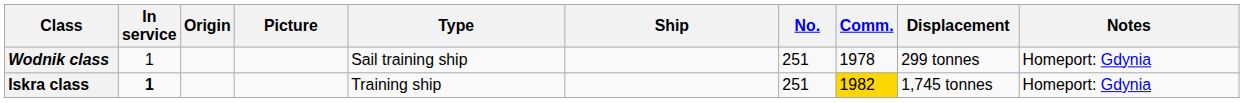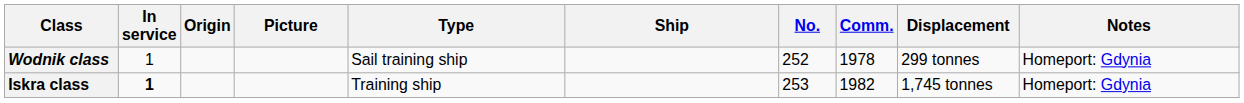(796, 60) 251 -> (796, 60) 252
(796, 85) 251 -> (796, 85) 253
(857, 85) gold background -> (857, 85) no background
